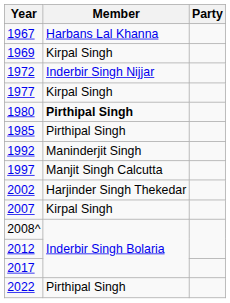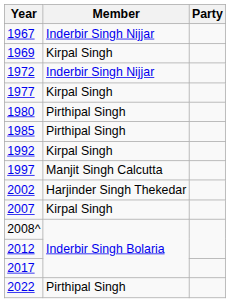(102, 33) Harbans Lal Khanna -> (100, 33) Inderbir Singh Nijjar
(90, 111) bold -> (86, 111) normal
(94, 151) Maninderjit Singh -> (79, 151) Kirpal Singh
